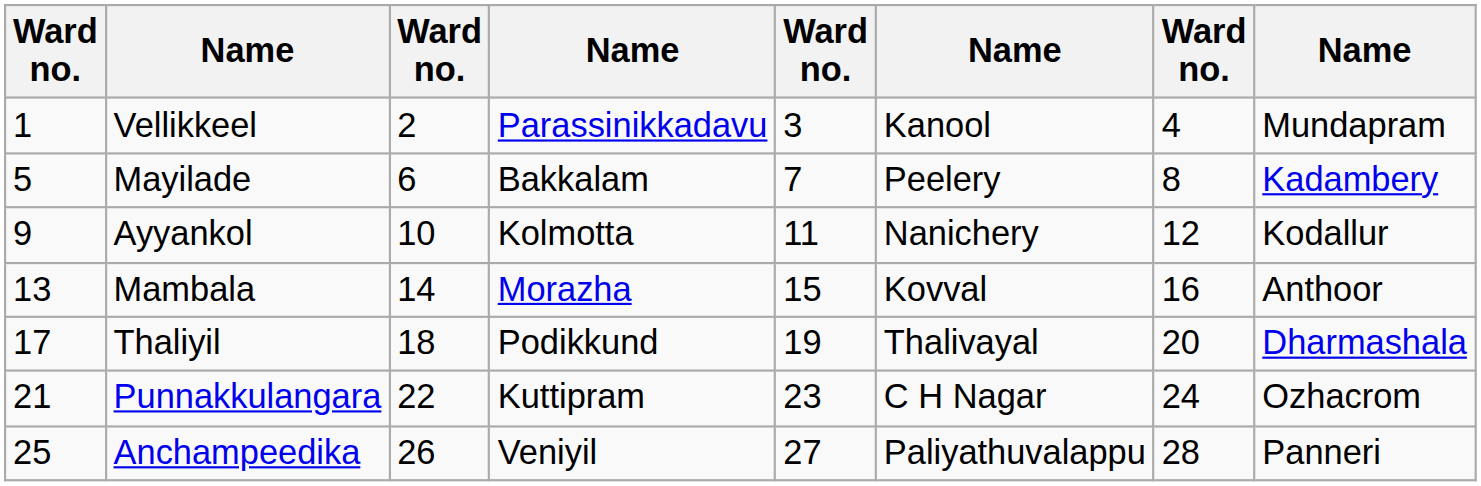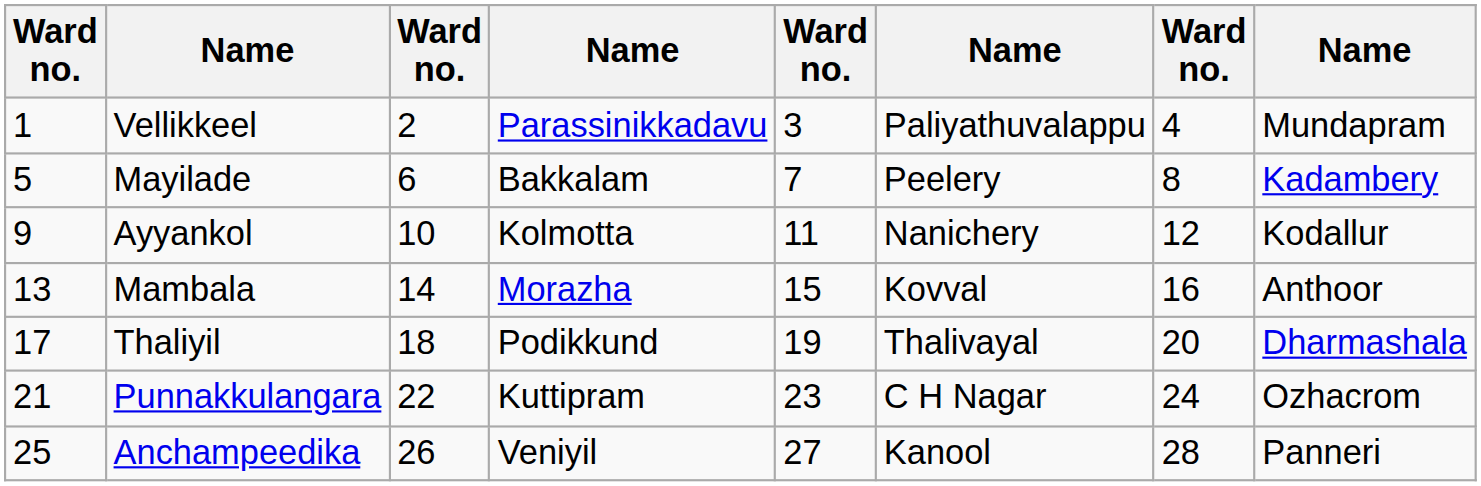(937, 125) Kanool -> (1015, 125) Paliyathuvalappu
(1015, 452) Paliyathuvalappu -> (937, 452) Kanool
